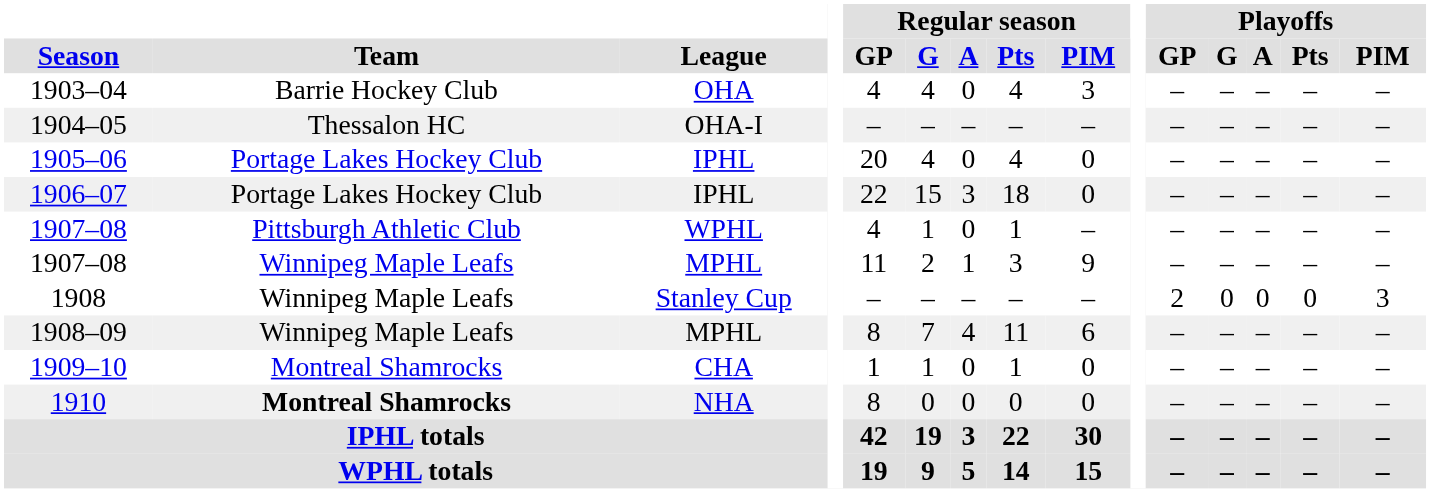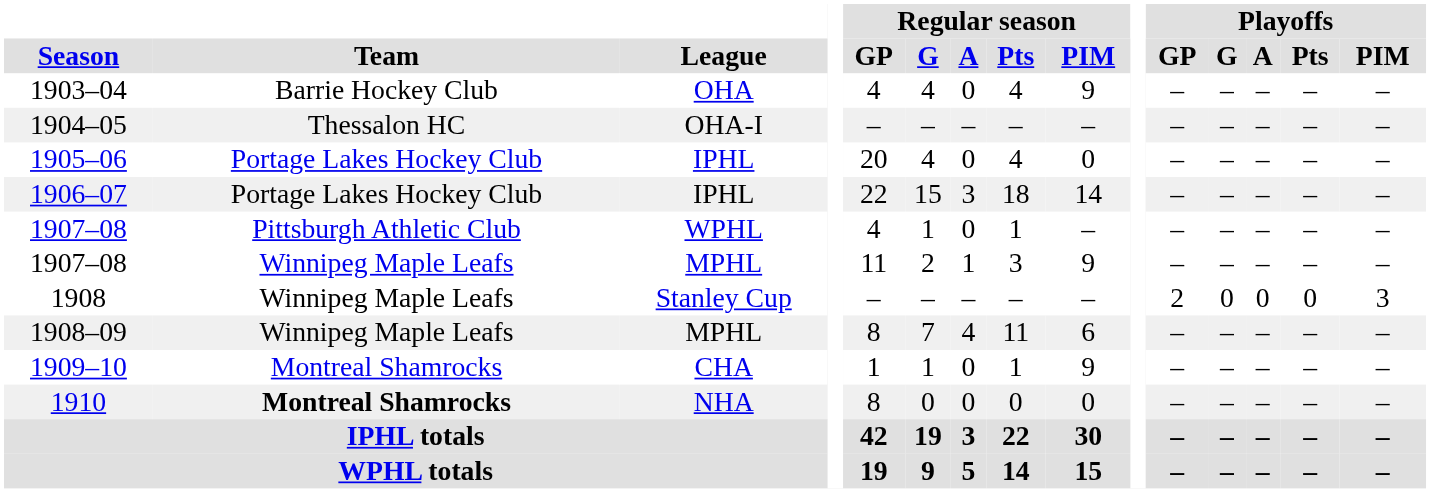(1088, 90) 3 -> (1088, 90) 9
(1088, 193) 0 -> (1088, 193) 14
(1088, 366) 0 -> (1088, 366) 9
